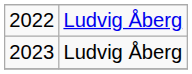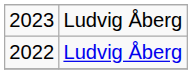rows swapped: (32, 20) <-> (32, 52)
